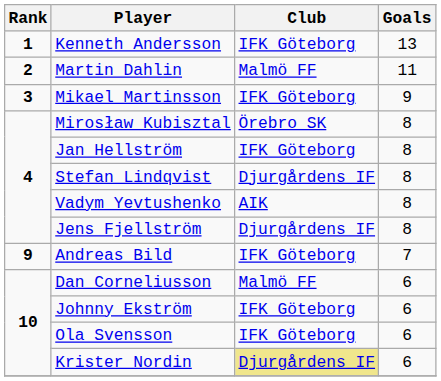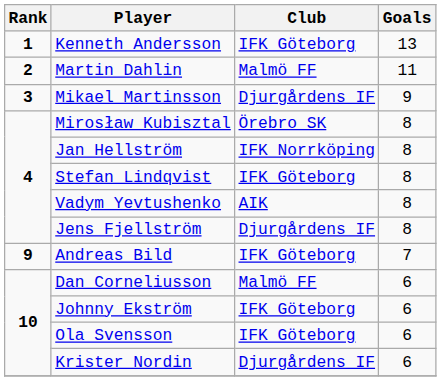(297, 97) IFK Göteborg -> (307, 97) Djurgårdens IF
(297, 150) IFK Göteborg -> (307, 150) IFK Norrköping
(307, 177) Djurgårdens IF -> (297, 177) IFK Göteborg
(307, 362) khaki background -> (307, 362) no background
